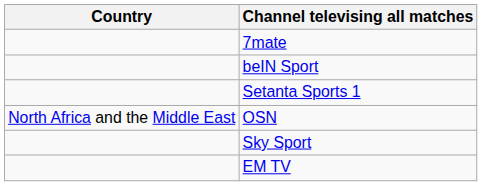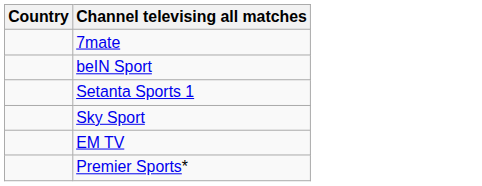- row: (260, 117)
+ row: (132, 167)
